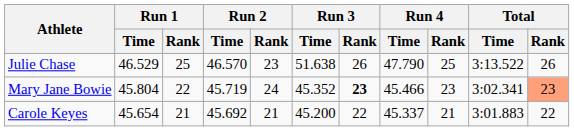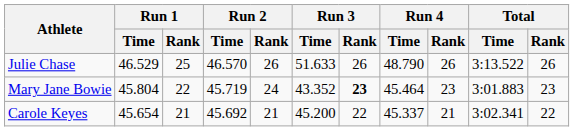(271, 65) 23 -> (271, 65) 26
(315, 65) 51.638 -> (315, 65) 51.633
(404, 65) 47.790 -> (404, 65) 48.790
(448, 65) 25 -> (448, 65) 26
(315, 89) 45.352 -> (315, 89) 43.352
(404, 89) 45.466 -> (404, 89) 45.464
(498, 89) 3:02.341 -> (498, 89) 3:01.883
(548, 89) lightsalmon background -> (548, 89) no background
(498, 113) 3:01.883 -> (498, 113) 3:02.341
